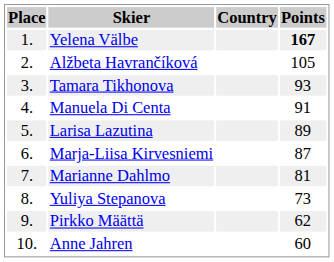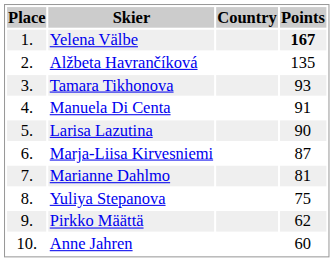(303, 62) 105 -> (303, 62) 135
(303, 130) 89 -> (303, 130) 90
(303, 198) 73 -> (303, 198) 75
